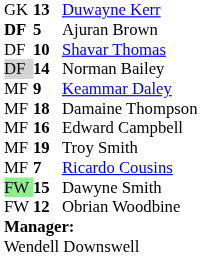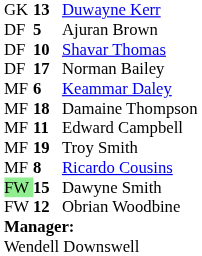(15, 29) bold -> (15, 29) normal
(15, 68) lightgrey background -> (15, 68) no background
(41, 68) 14 -> (41, 68) 17
(37, 88) 9 -> (37, 88) 6
(41, 128) 16 -> (41, 128) 11
(37, 167) 7 -> (37, 167) 8
